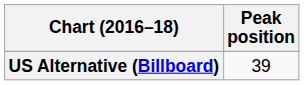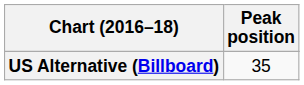(261, 65) 39 -> (261, 65) 35
